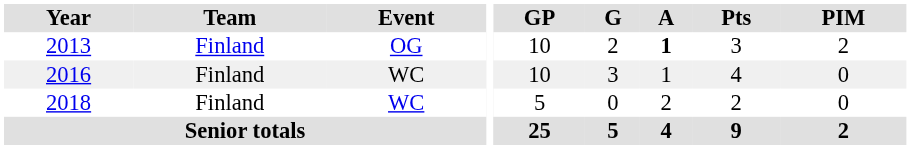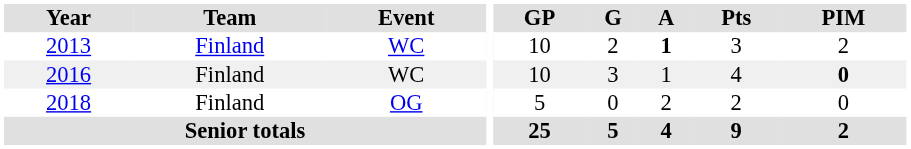(406, 46) OG -> (406, 46) WC
(843, 74) normal -> (843, 74) bold
(406, 102) WC -> (406, 102) OG
